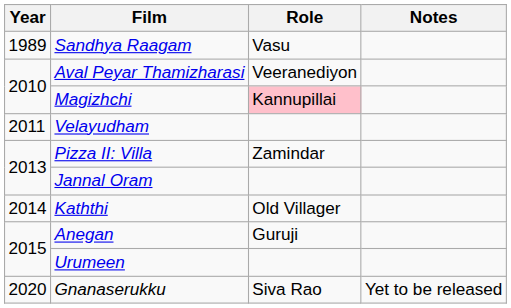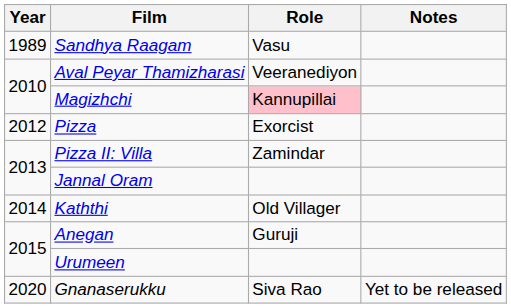- row: (102, 126)
+ row: (75, 126)
